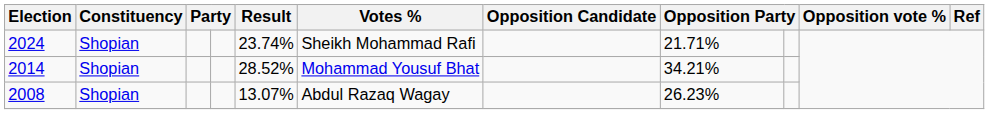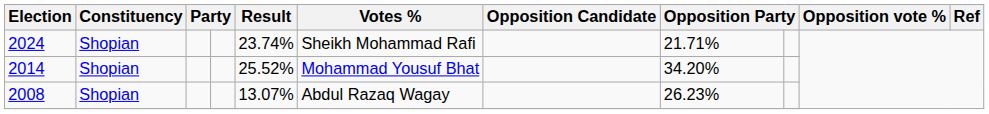(266, 69) 28.52% -> (266, 69) 25.52%
(691, 69) 34.21% -> (691, 69) 34.20%
